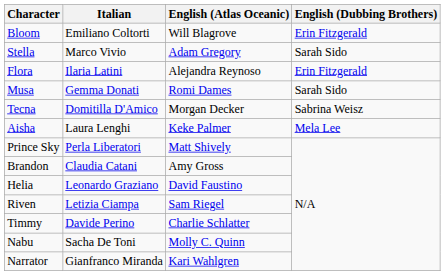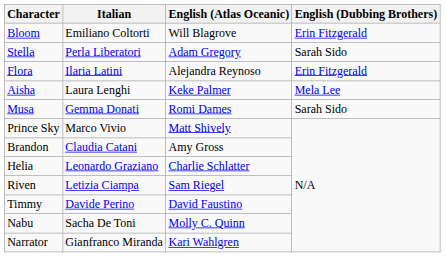(96, 52) Marco Vivio -> (103, 52) Perla Liberatori
rows swapped: (20, 90) <-> (21, 128)
- row: (21, 109)
(103, 147) Perla Liberatori -> (96, 128) Marco Vivio
(205, 185) David Faustino -> (209, 166) Charlie Schlatter
(209, 223) Charlie Schlatter -> (205, 204) David Faustino
